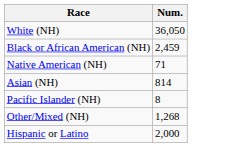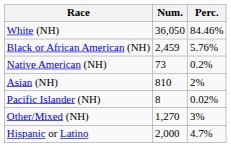+ column: (207, 13)
(161, 64) 71 -> (161, 64) 73
(163, 82) 814 -> (163, 82) 810
(167, 116) 1,268 -> (167, 116) 1,270
